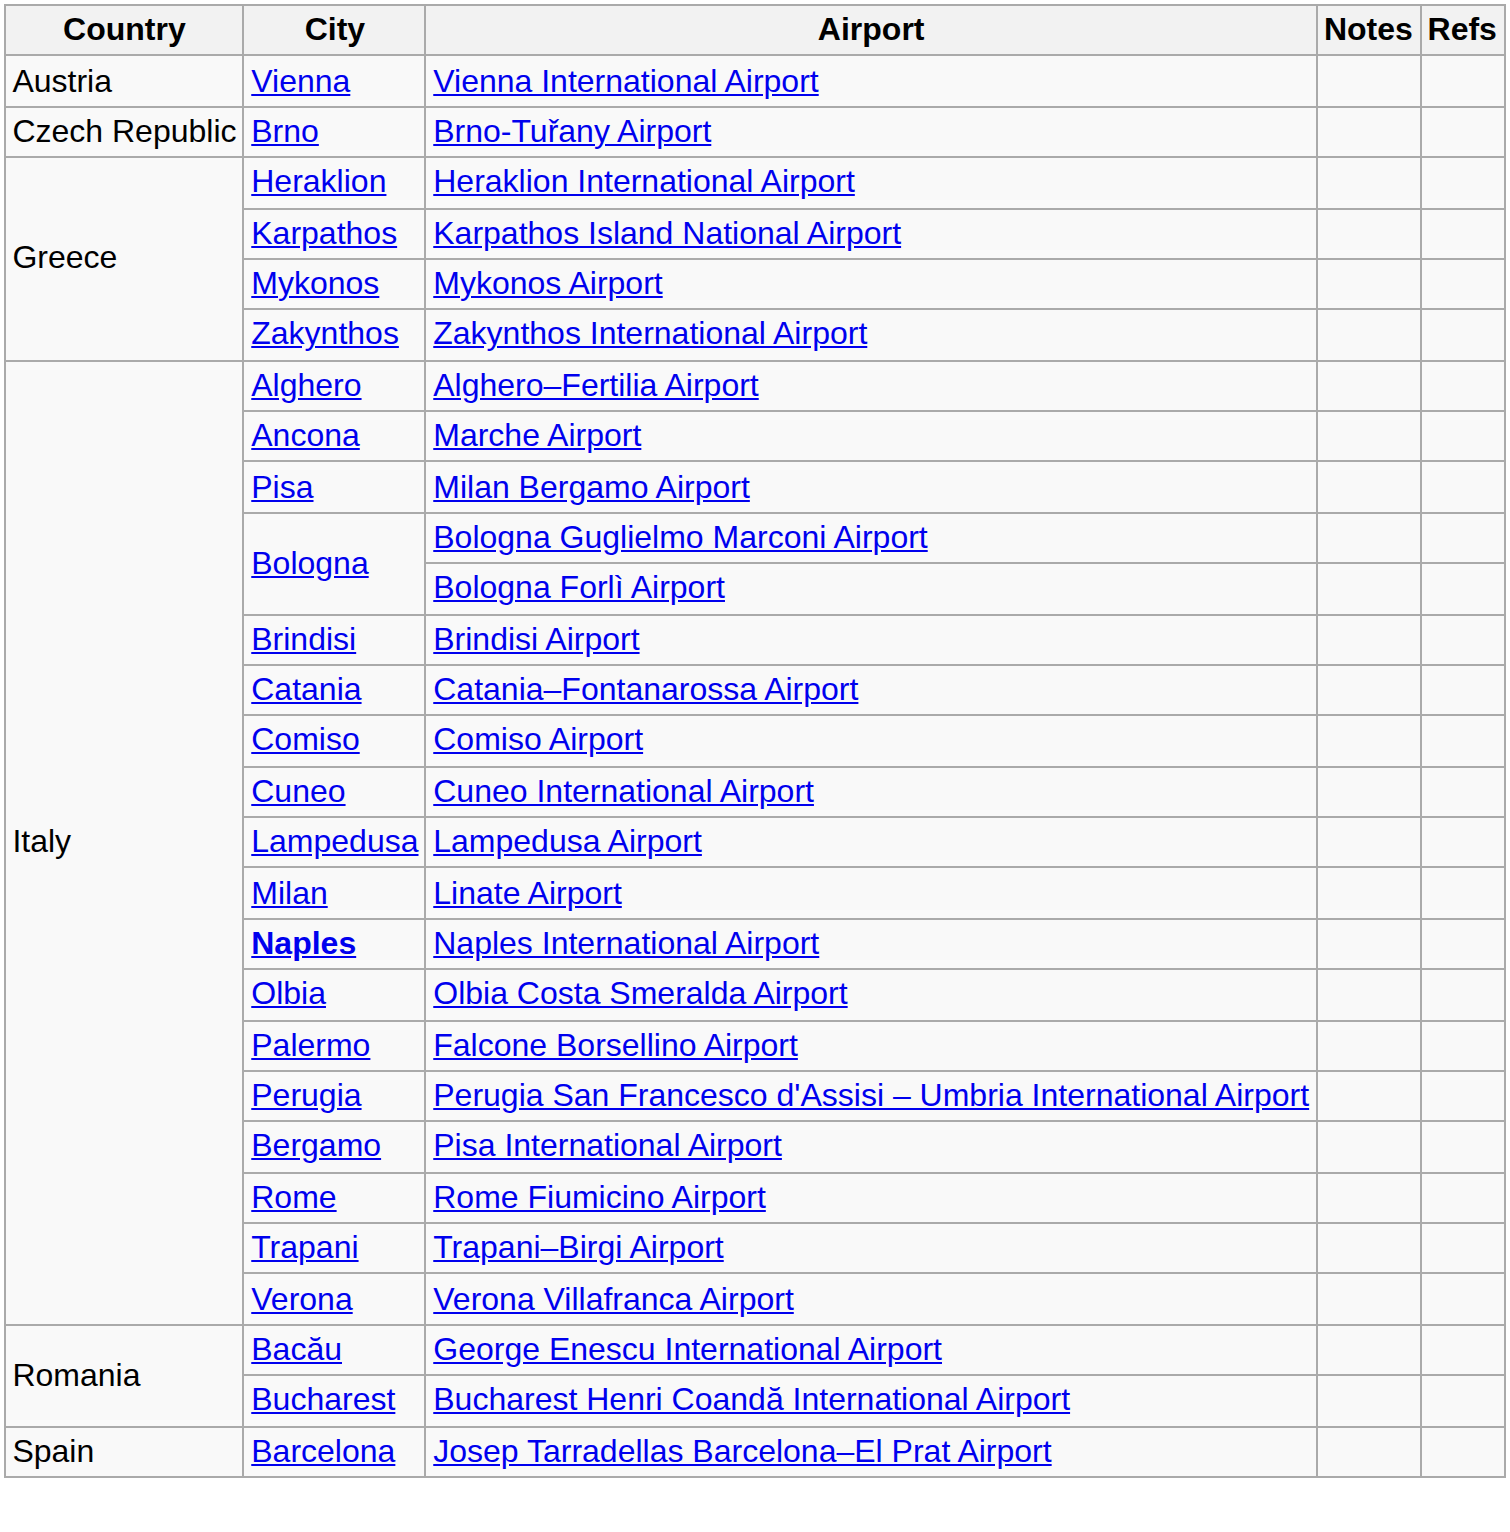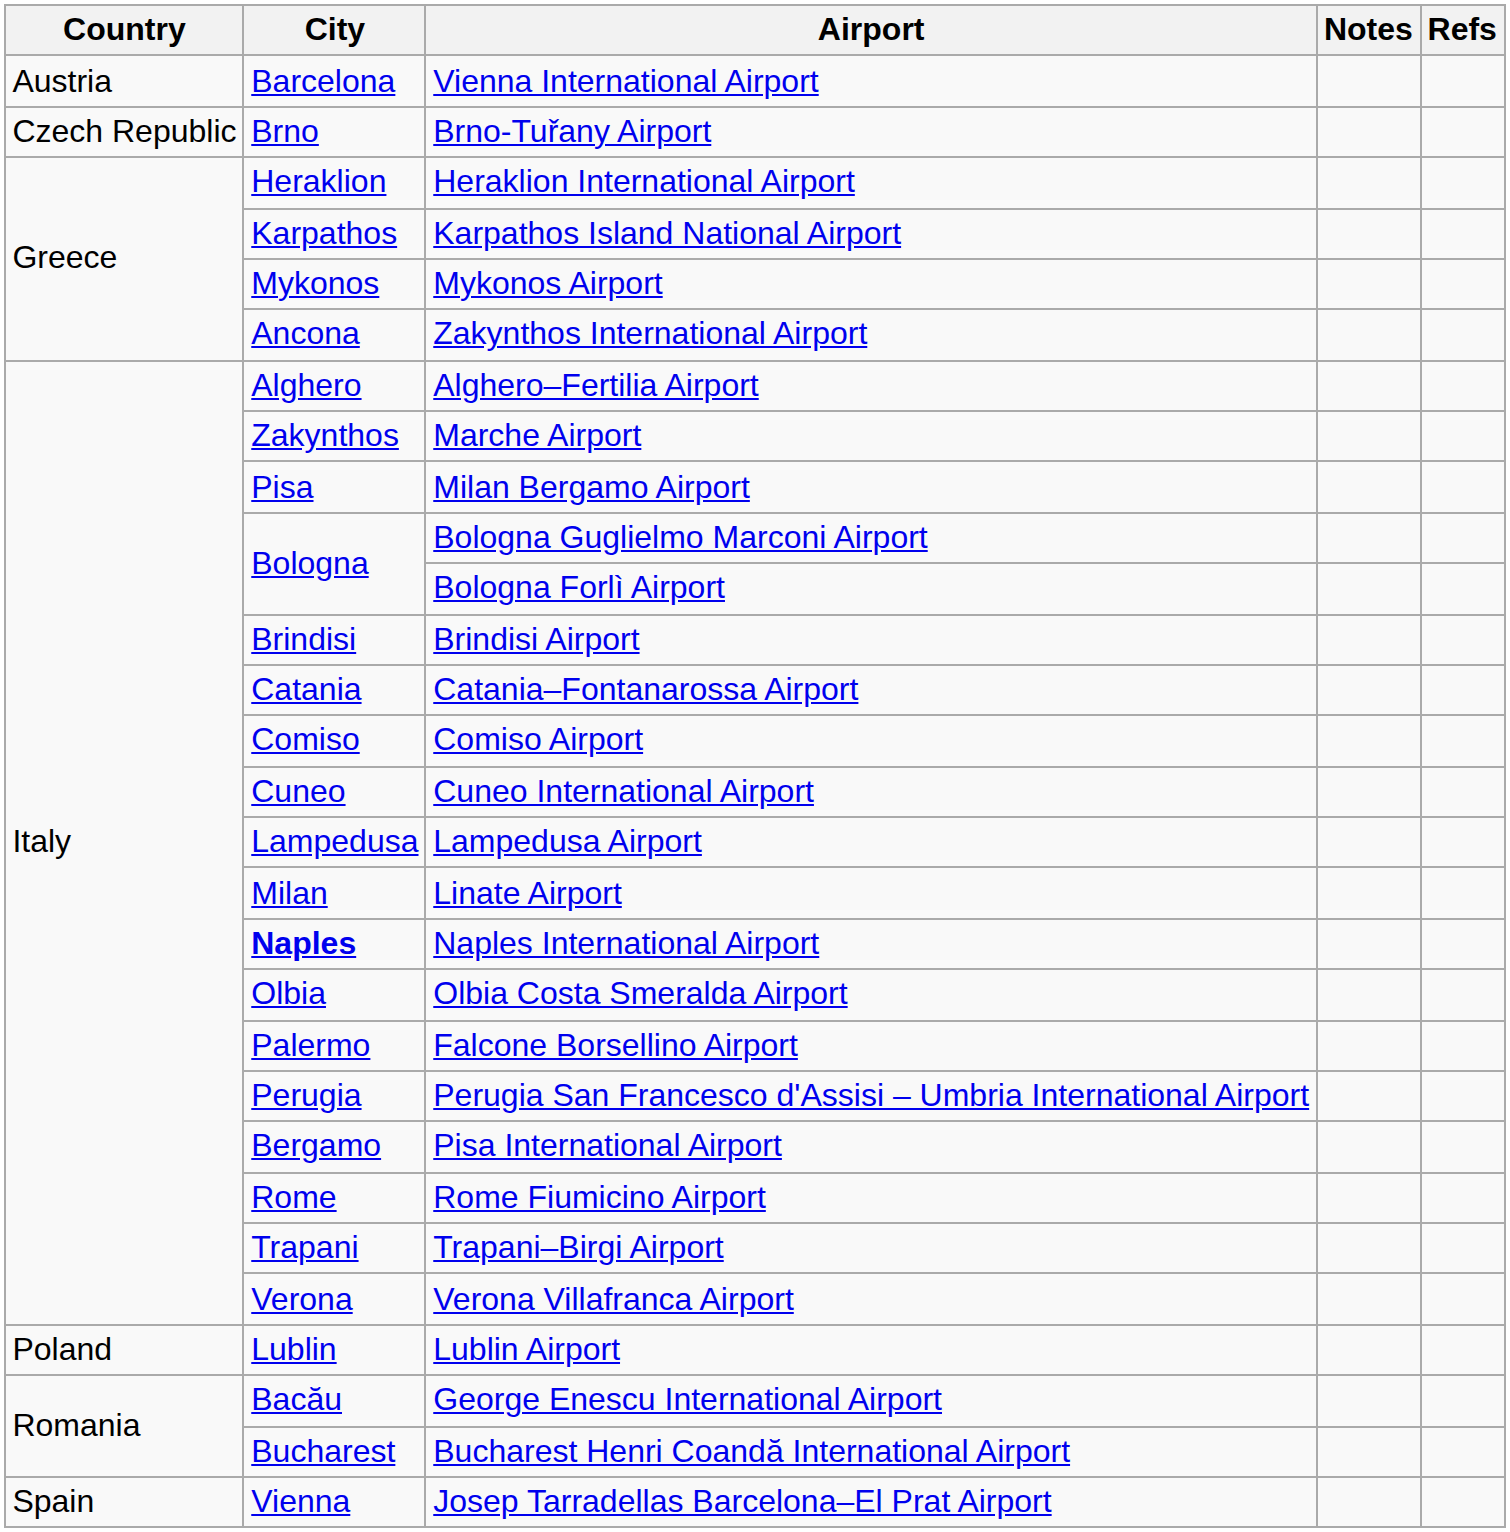(301, 80) Vienna -> (323, 80) Barcelona
(325, 334) Zakynthos -> (306, 334) Ancona
(306, 435) Ancona -> (325, 435) Zakynthos
+ row: (527, 1349)
(323, 1450) Barcelona -> (301, 1501) Vienna
